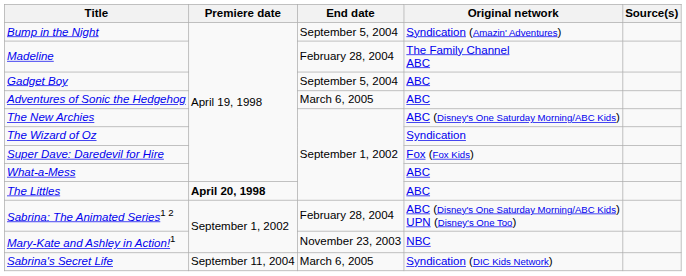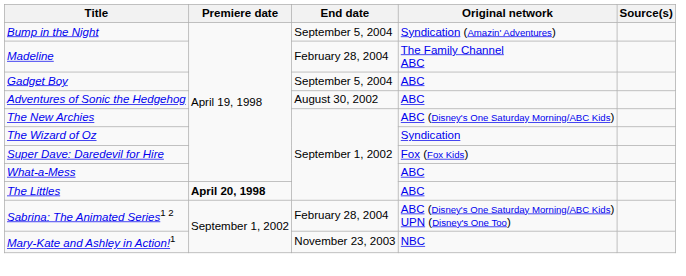(337, 99) March 6, 2005 -> (336, 99) August 30, 2002
- row: (60, 261)
